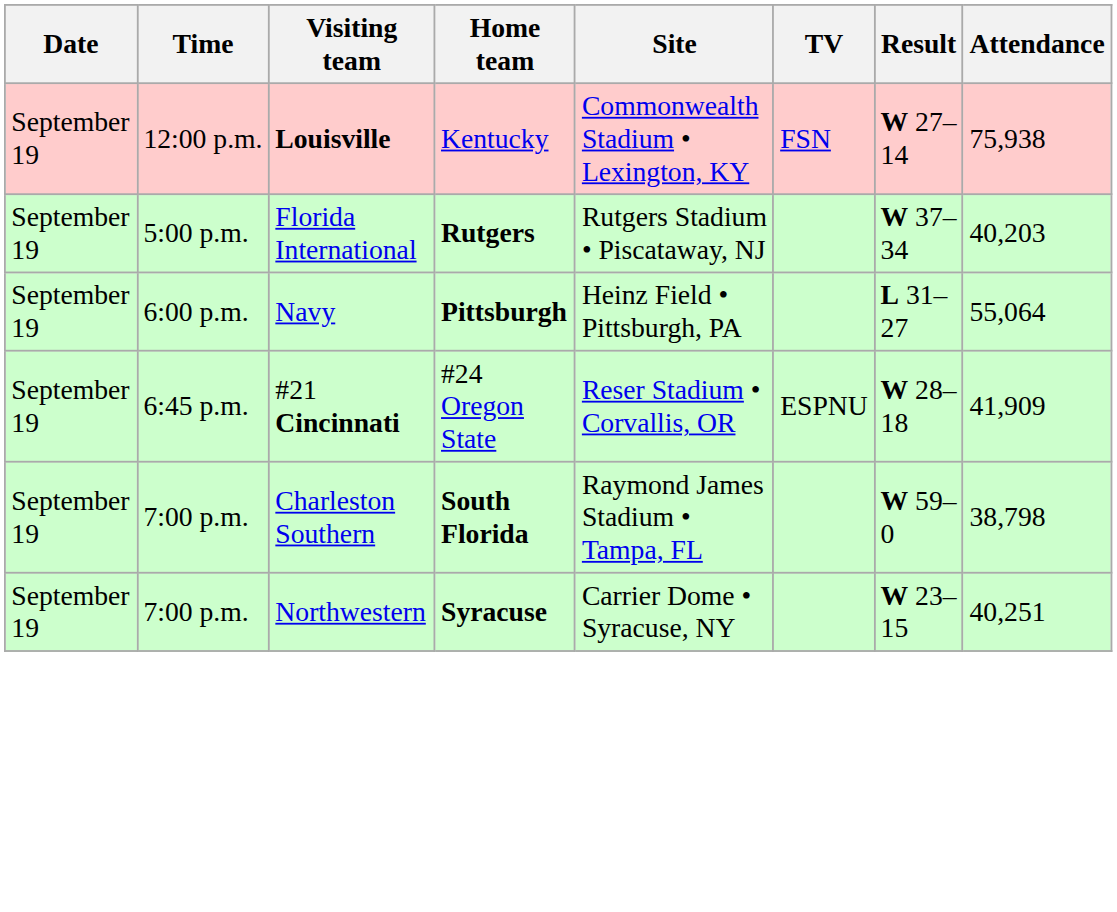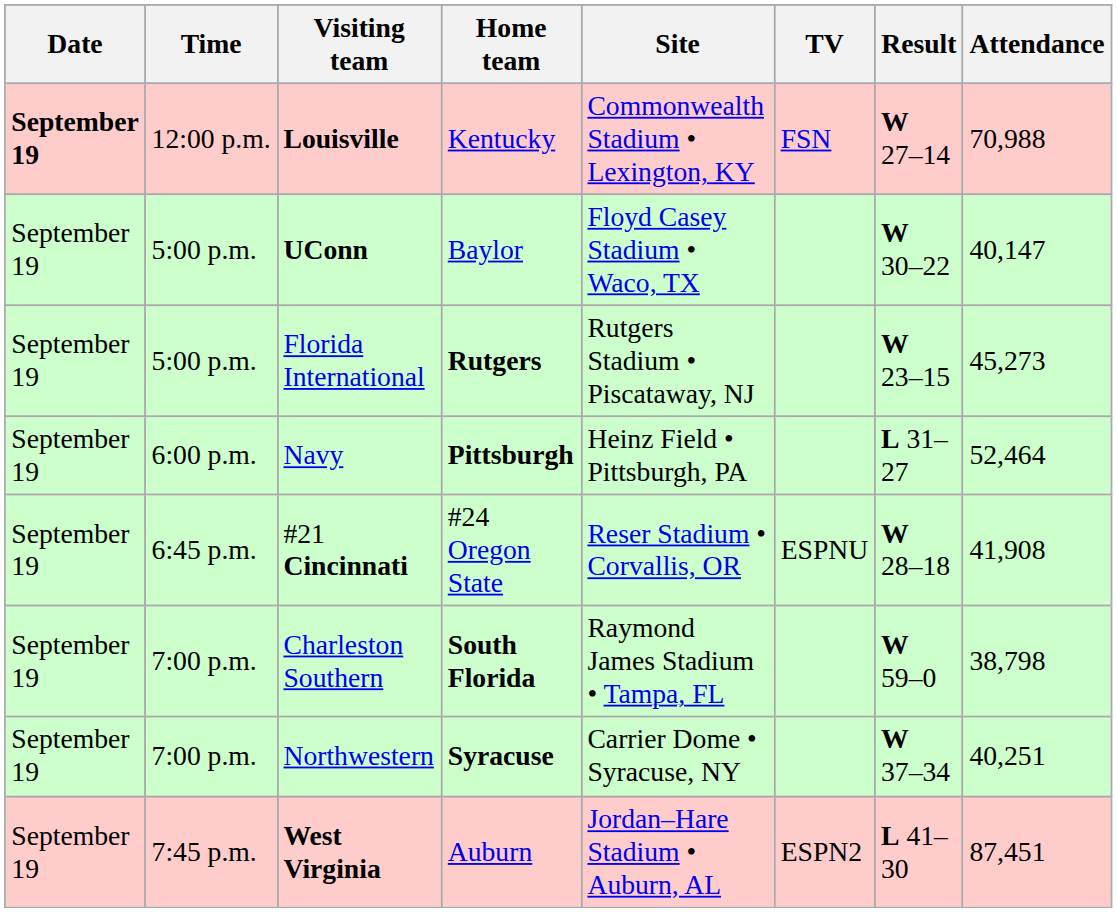(70, 138) normal -> (75, 138) bold
(1008, 138) 75,938 -> (1007, 138) 70,988
+ row: (326, 249)
(919, 233) W 37–34 -> (916, 360) W 23–15
(1008, 233) 40,203 -> (1007, 360) 45,273
(1008, 311) 55,064 -> (1007, 455) 52,464
(1008, 406) 41,909 -> (1007, 550) 41,908
(919, 612) W 23–15 -> (916, 756) W 37–34
+ row: (332, 851)
